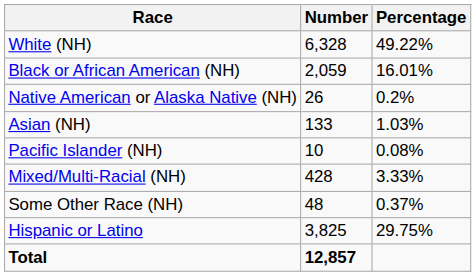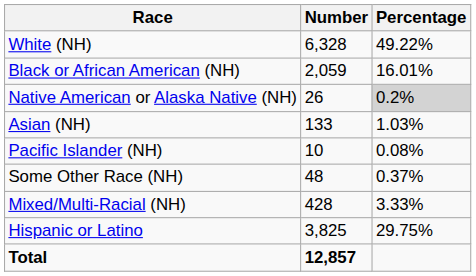(395, 97) no background -> (395, 97) lightgrey background
rows swapped: (96, 204) <-> (97, 177)
